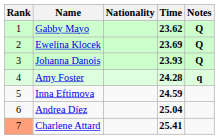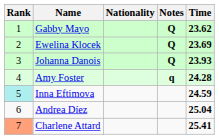columns swapped: (171, 12) <-> (199, 12)
(19, 93) no background -> (19, 93) paleturquoise background
